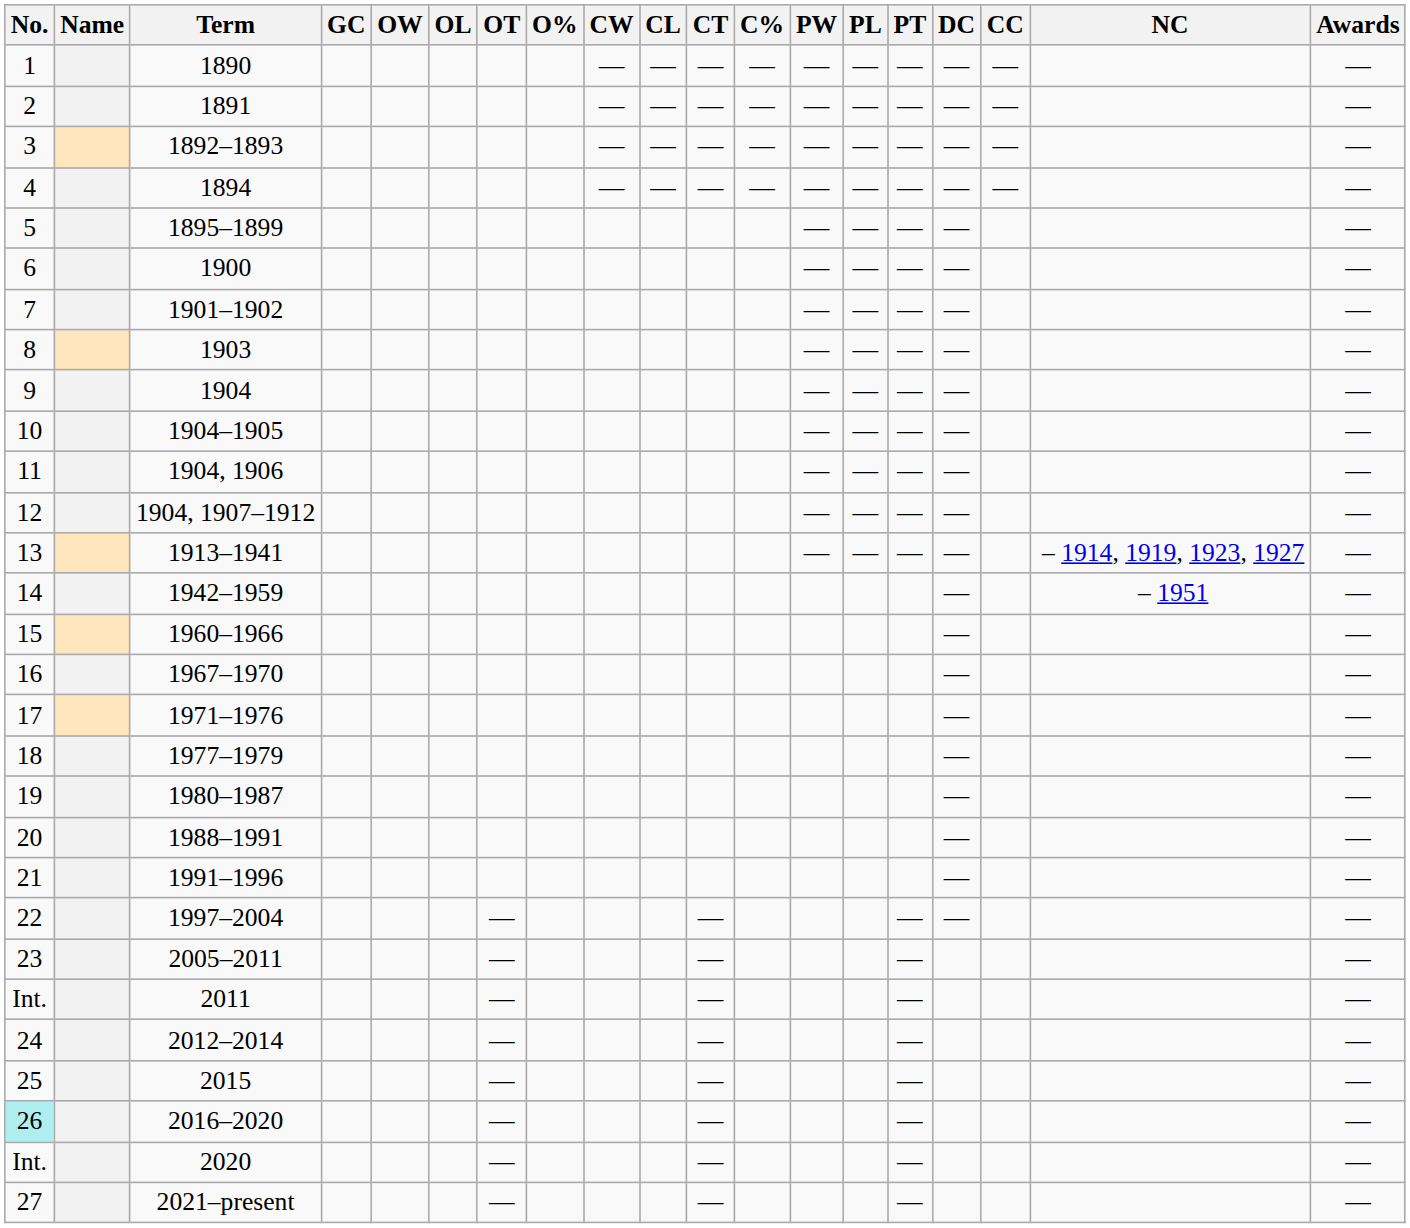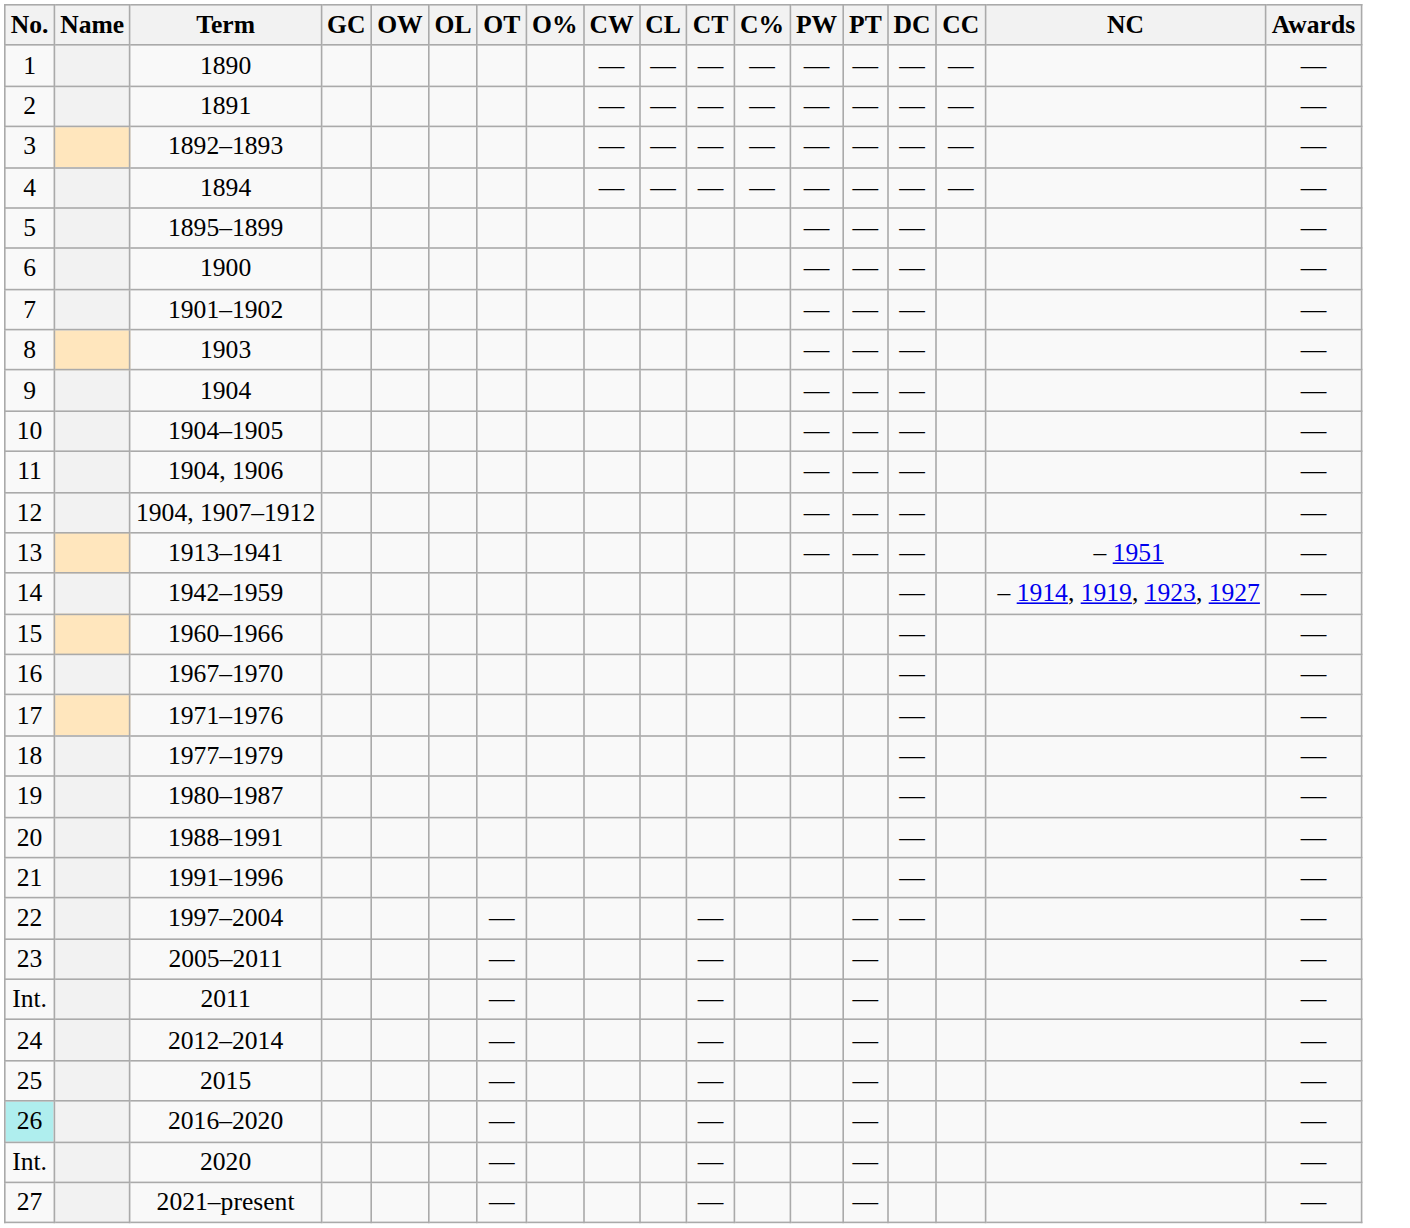- column: (865, 24)
(1170, 552) – 1914, 1919, 1923, 1927 -> (1126, 552) – 1951
(1170, 593) – 1951 -> (1126, 593) – 1914, 1919, 1923, 1927
